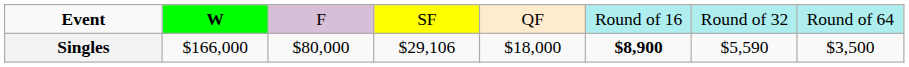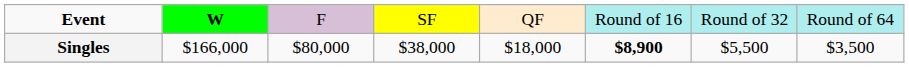(427, 47) $29,106 -> (427, 47) $38,000
(744, 47) $5,590 -> (744, 47) $5,500
